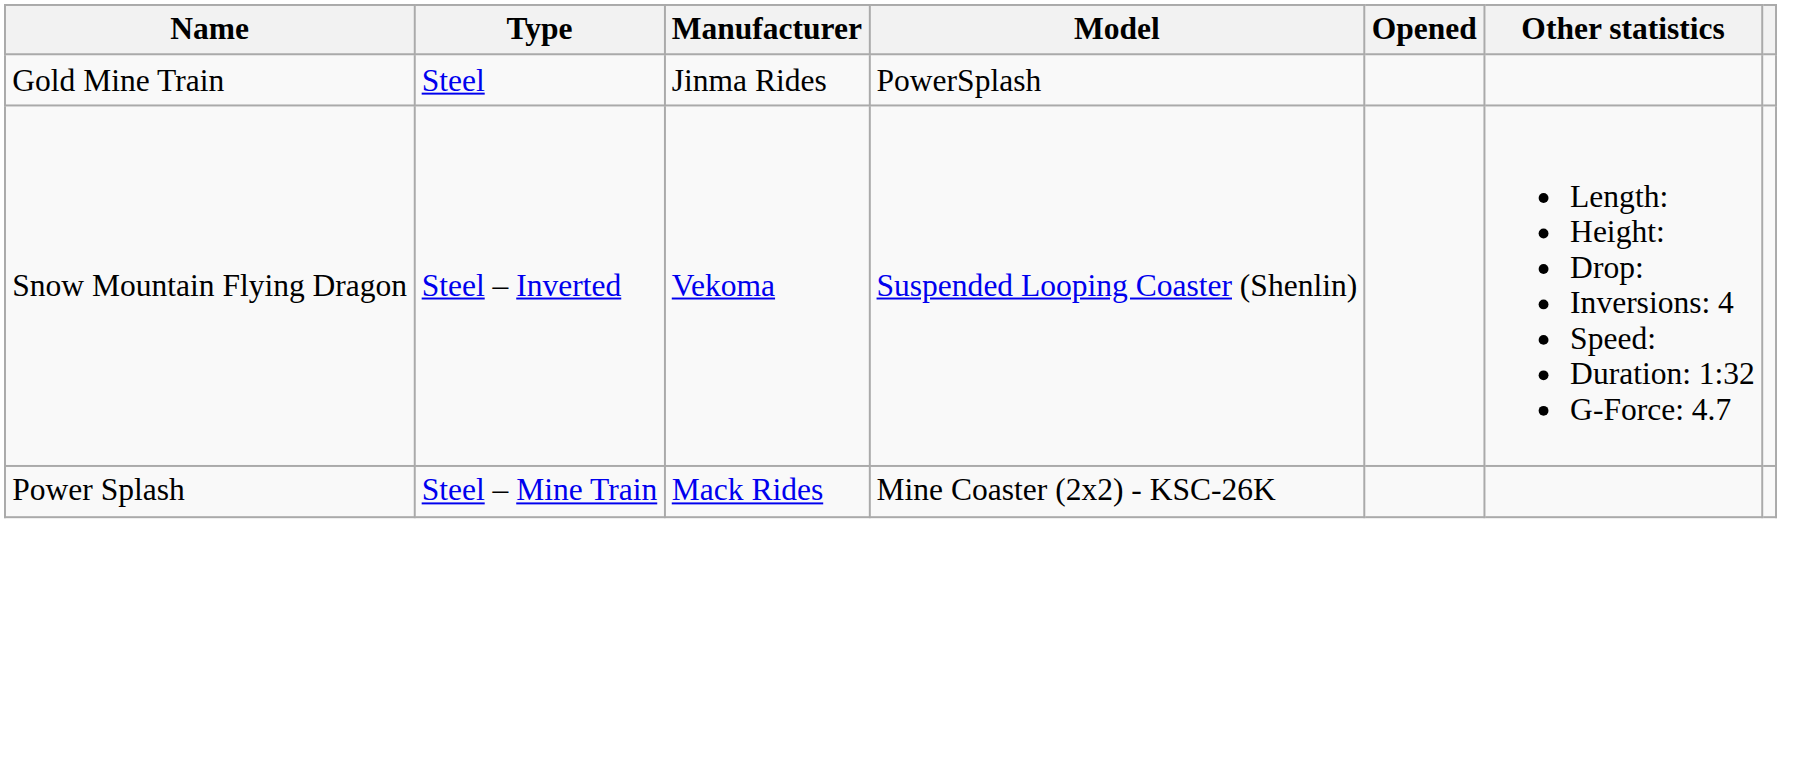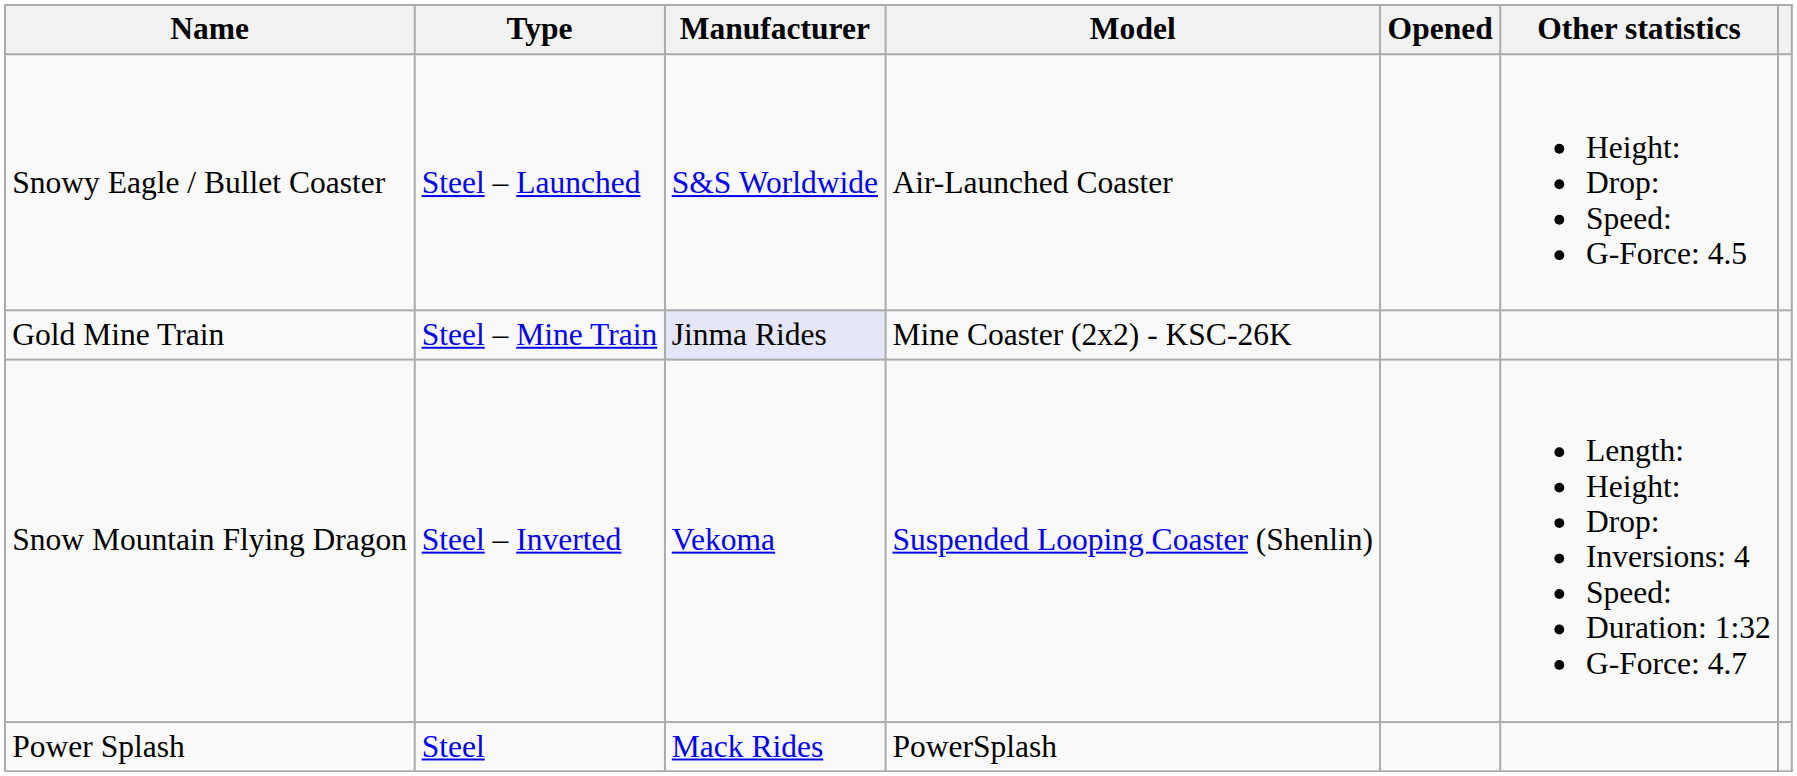+ row: (199, 181)
(453, 79) Steel -> (539, 334) Steel – Mine Train
(749, 79) no background -> (749, 334) lavender background
(959, 79) PowerSplash -> (1092, 334) Mine Coaster (2x2) - KSC-26K
(539, 490) Steel – Mine Train -> (453, 745) Steel
(1076, 490) Mine Coaster (2x2) - KSC-26K -> (975, 745) PowerSplash
